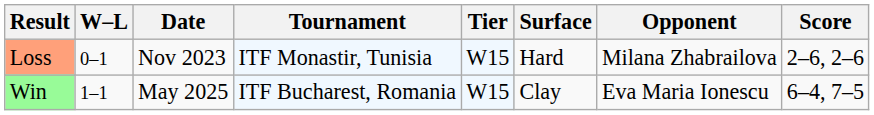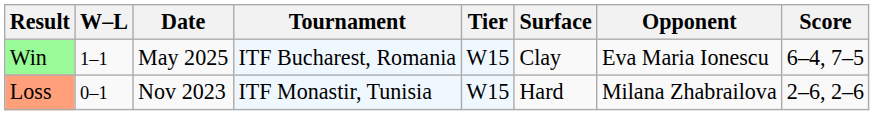rows swapped: (31, 57) <-> (28, 92)
